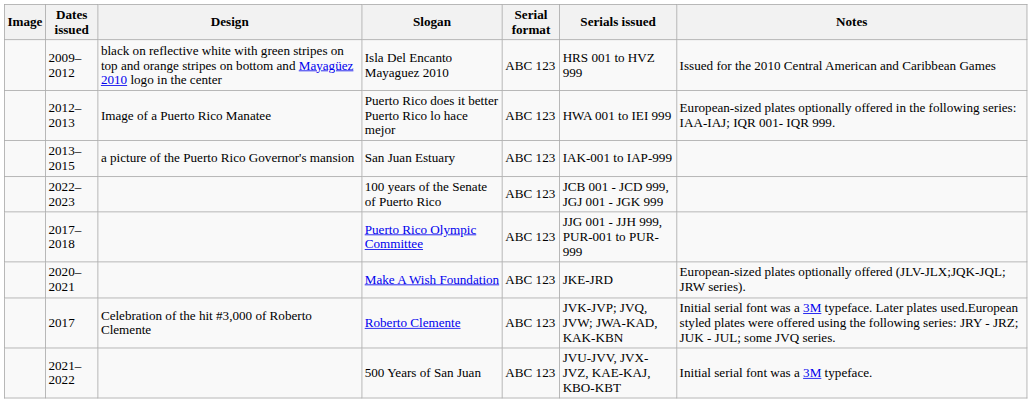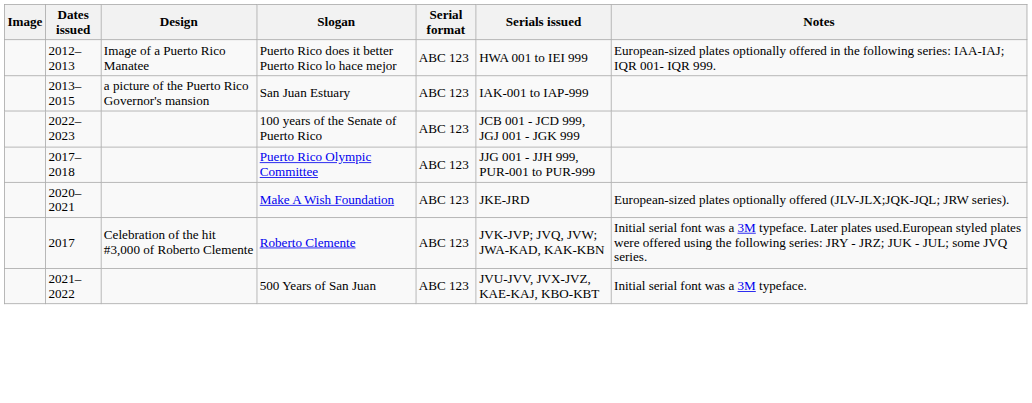- row: (408, 65)
